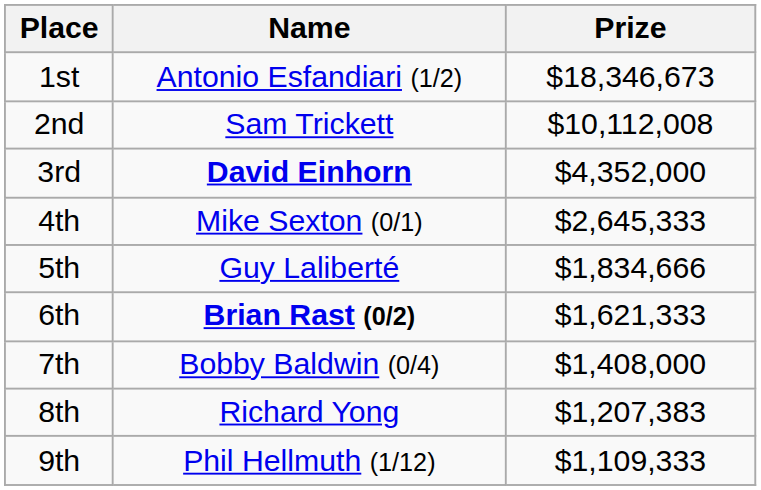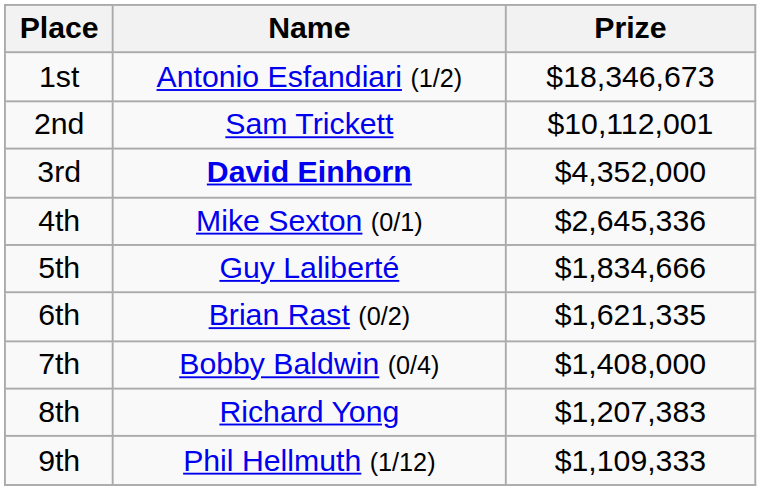(630, 124) $10,112,008 -> (630, 124) $10,112,001
(630, 220) $2,645,333 -> (630, 220) $2,645,336
(309, 316) bold -> (309, 316) normal
(630, 316) $1,621,333 -> (630, 316) $1,621,335
